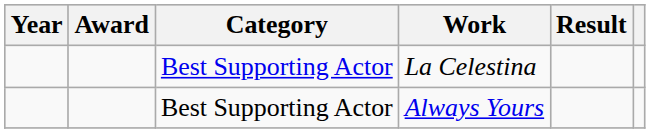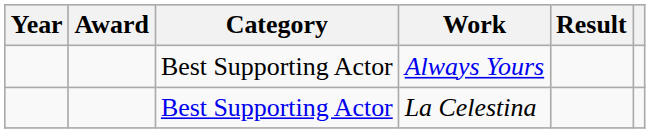rows swapped: (471, 66) <-> (474, 107)
